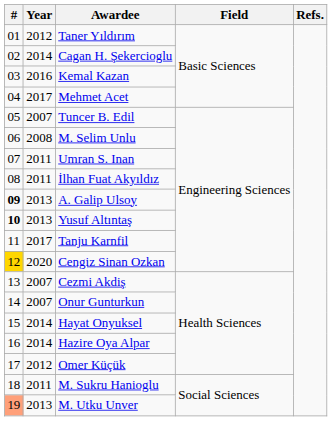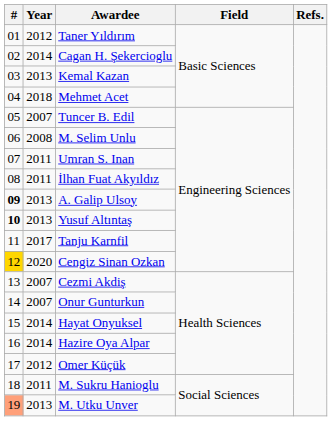(39, 76) 2016 -> (39, 76) 2013
(39, 96) 2017 -> (39, 96) 2018
